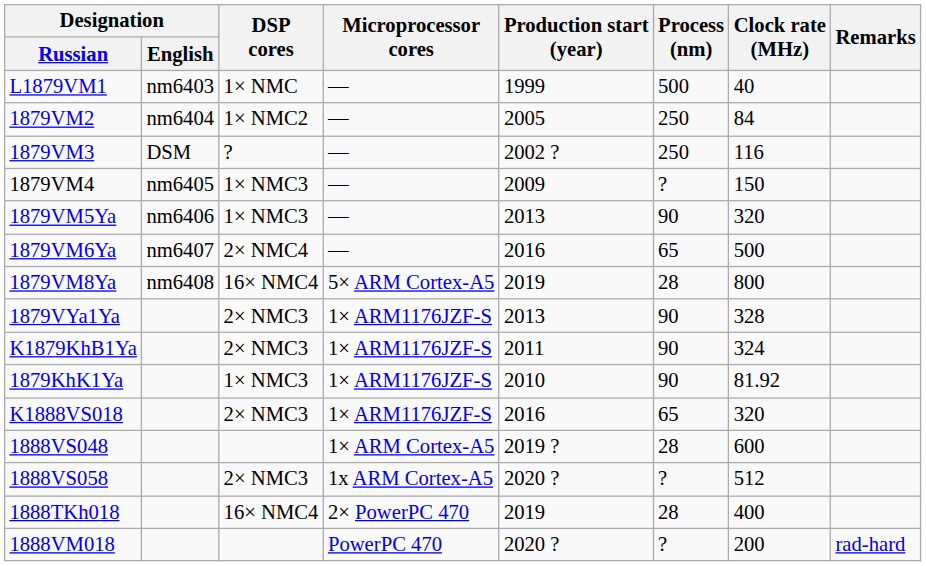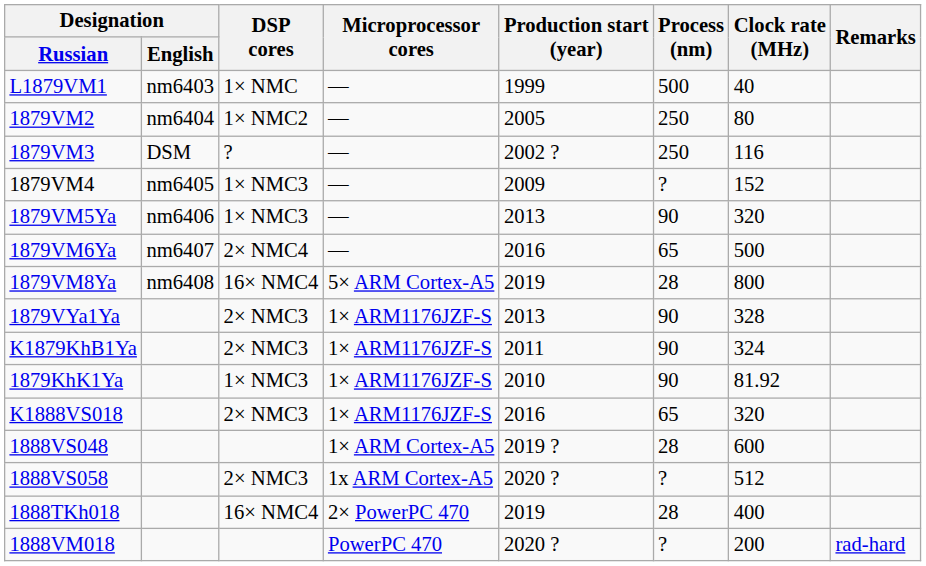(744, 119) 84 -> (744, 119) 80
(749, 184) 150 -> (749, 184) 152
